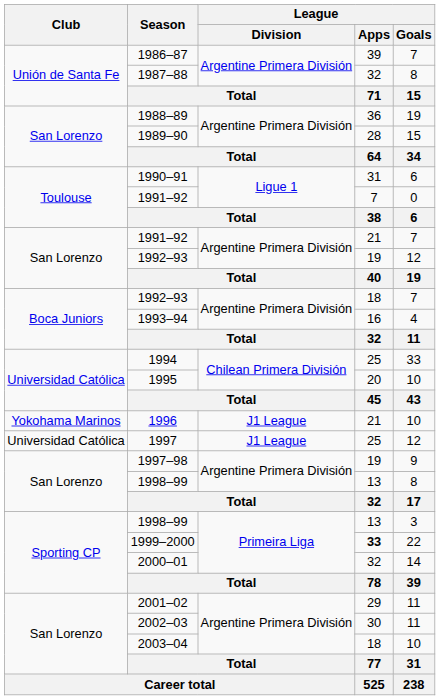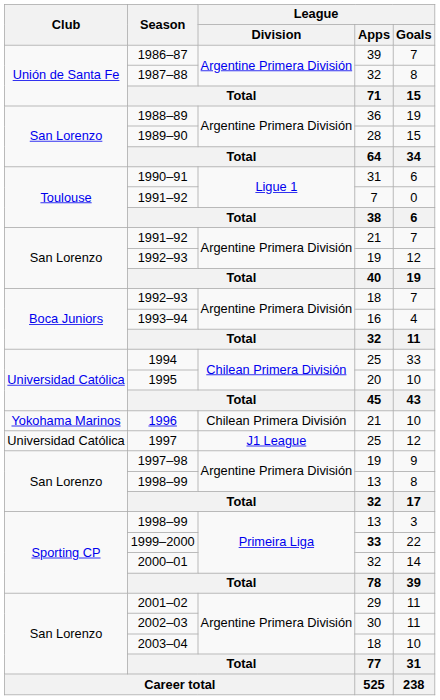(276, 420) J1 League -> (276, 420) Chilean Primera División
